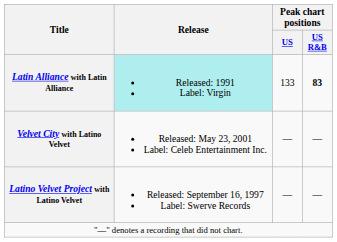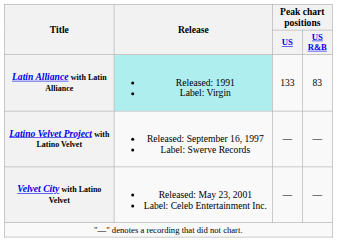(317, 82) bold -> (317, 82) normal
rows swapped: (59, 195) <-> (59, 139)
